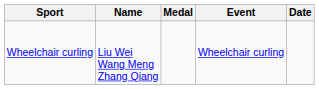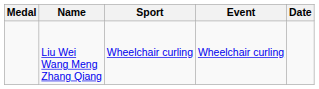columns swapped: (178, 13) <-> (50, 13)
